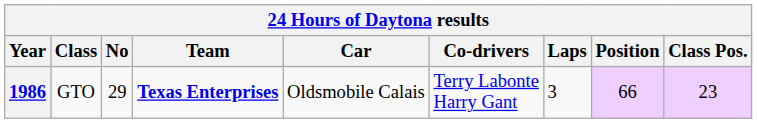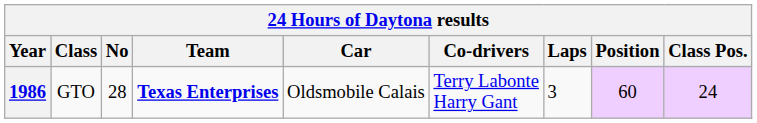(117, 92) 29 -> (117, 92) 28
(628, 92) 66 -> (628, 92) 60
(708, 92) 23 -> (708, 92) 24
